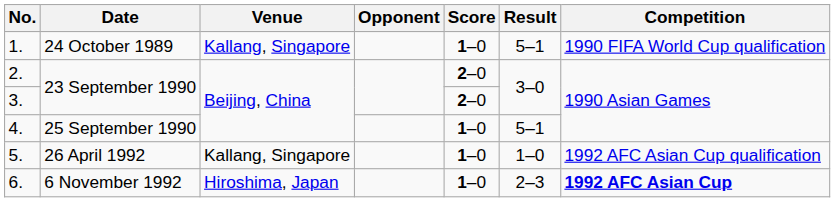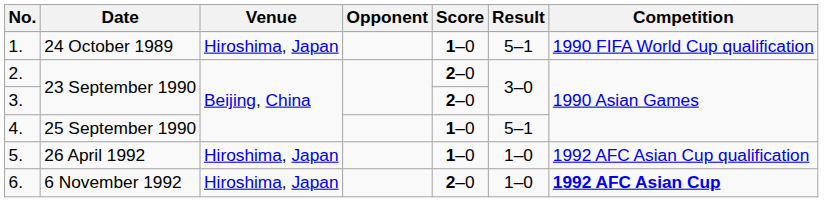(277, 45) Kallang, Singapore -> (271, 45) Hiroshima, Japan
(277, 155) Kallang, Singapore -> (271, 155) Hiroshima, Japan
(472, 182) 1–0 -> (460, 182) 2–0
(530, 182) 2–3 -> (518, 182) 1–0
